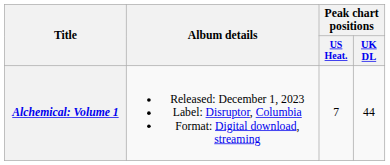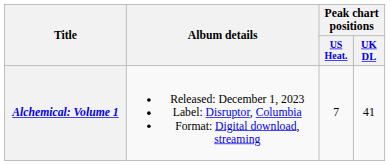(369, 113) 44 -> (369, 113) 41
